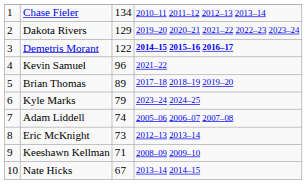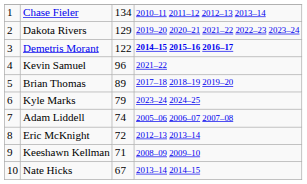(120, 135) 73 -> (120, 135) 72
